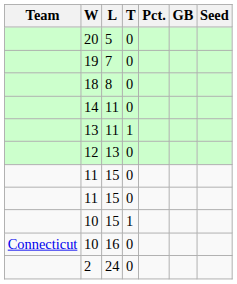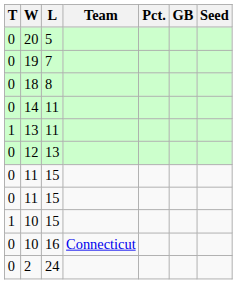columns swapped: (43, 15) <-> (131, 15)
